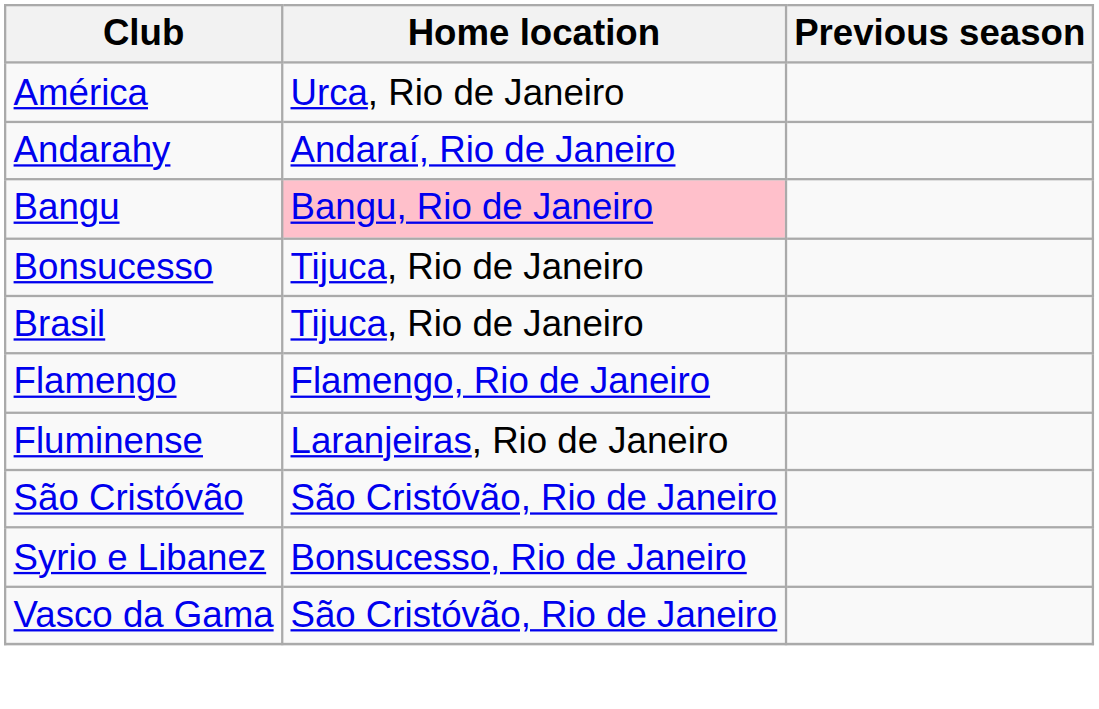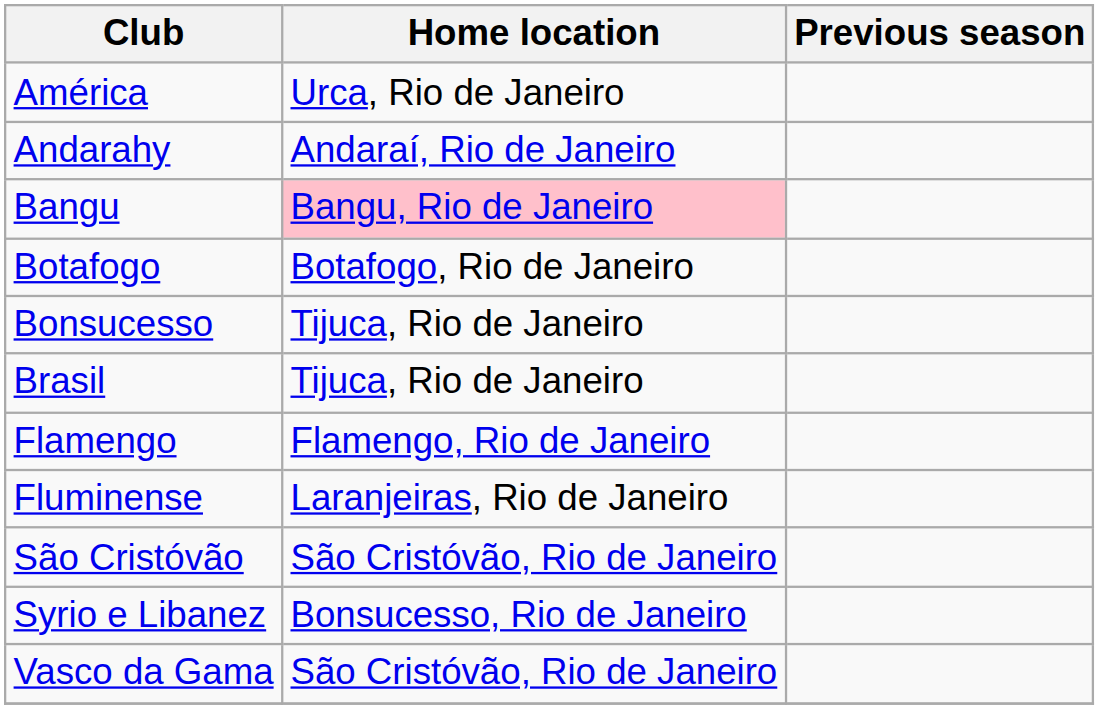+ row: (87, 265)
